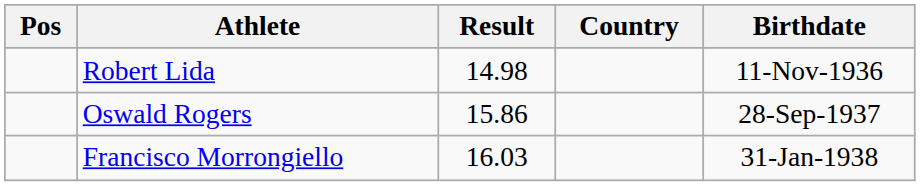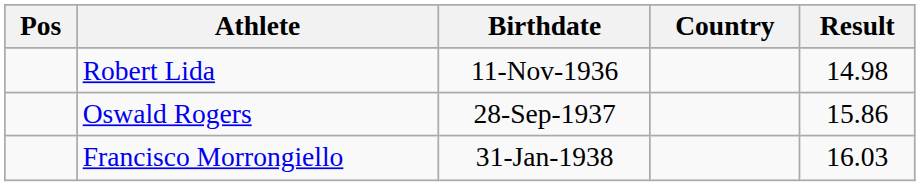columns swapped: (809, 26) <-> (497, 26)
